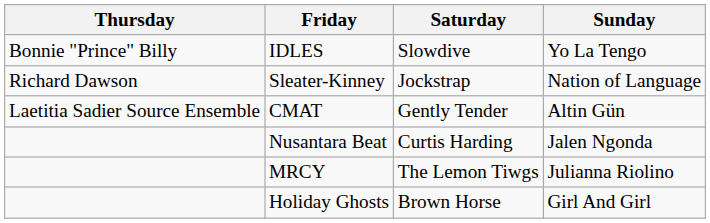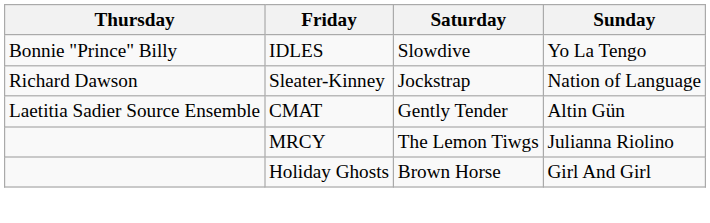- row: (328, 141)
